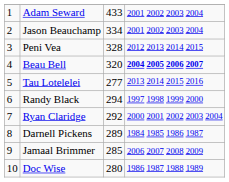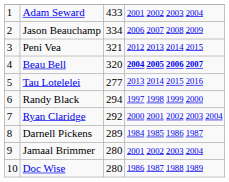(165, 30) 2001 2002 2003 2004 -> (165, 30) 2006 2007 2008 2009
(114, 47) 328 -> (114, 47) 321
(114, 151) 285 -> (114, 151) 280
(165, 151) 2006 2007 2008 2009 -> (165, 151) 2001 2002 2003 2004
